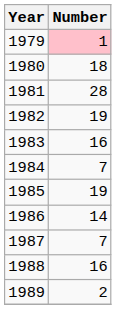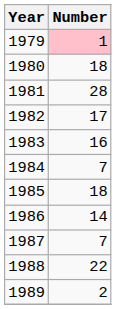(98, 117) 19 -> (98, 117) 17
(98, 192) 19 -> (98, 192) 18
(98, 267) 16 -> (98, 267) 22
